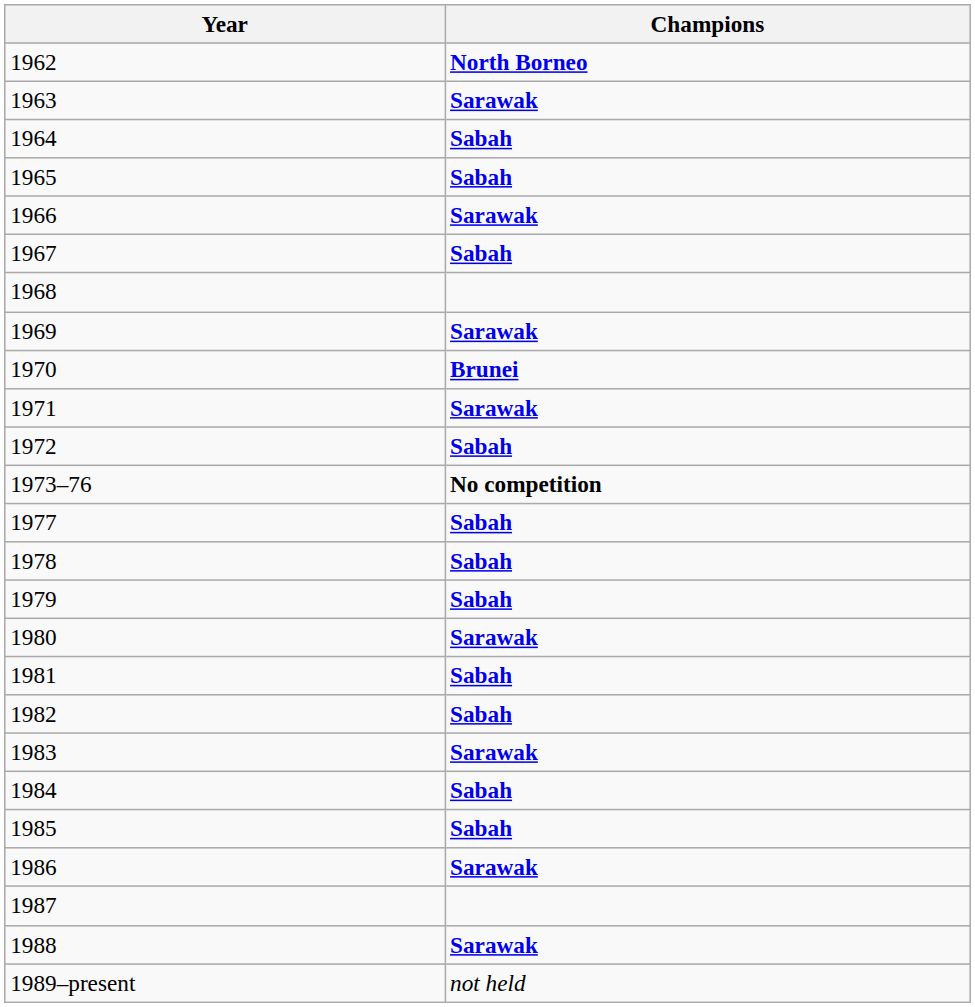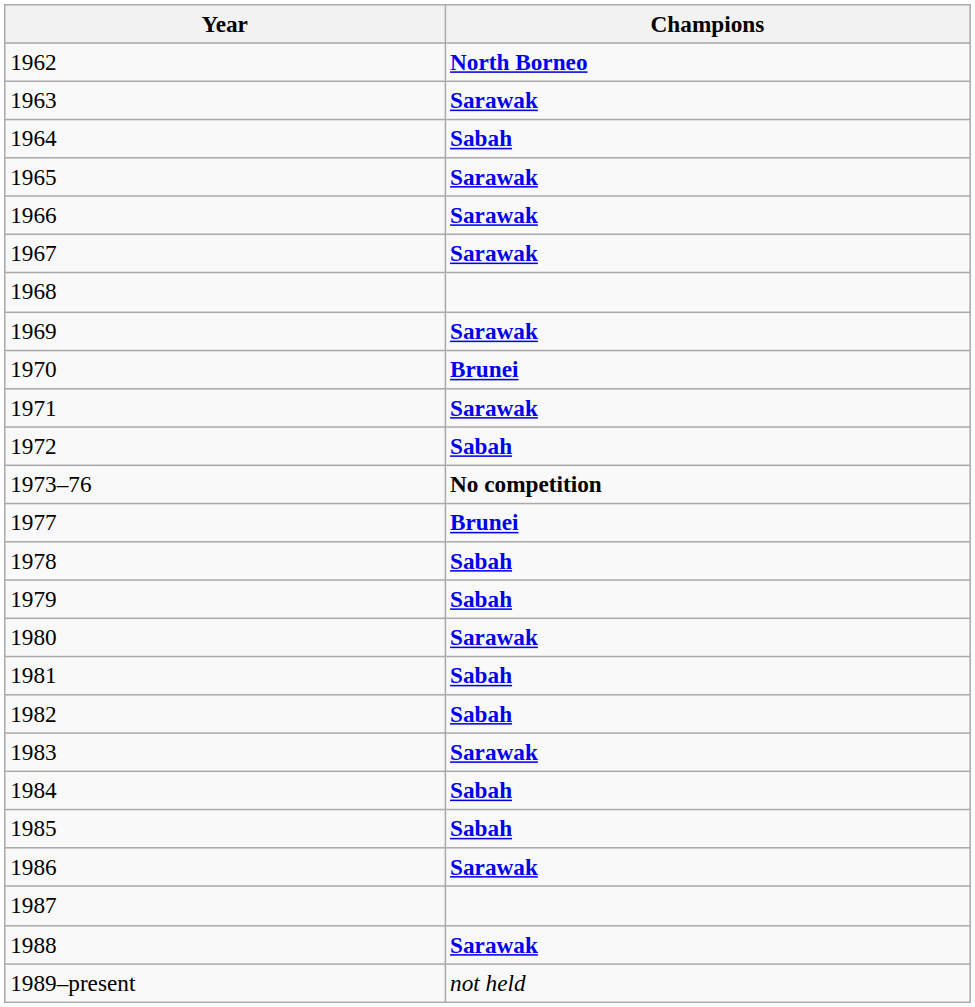(481, 177) Sabah -> (494, 177) Sarawak
(481, 253) Sabah -> (494, 253) Sarawak
(481, 522) Sabah -> (484, 522) Brunei
